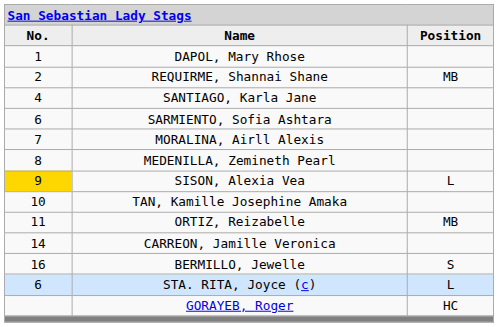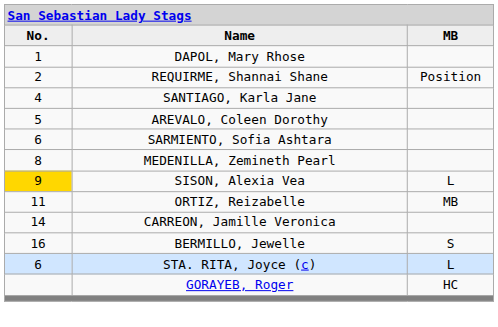(451, 36) Position -> (451, 36) MB
(451, 77) MB -> (451, 77) Position
+ row: (240, 119)
- row: (240, 139)
- row: (240, 202)
